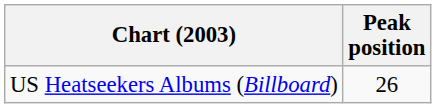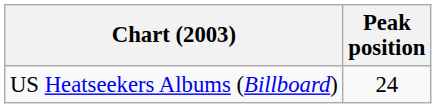(387, 84) 26 -> (387, 84) 24
